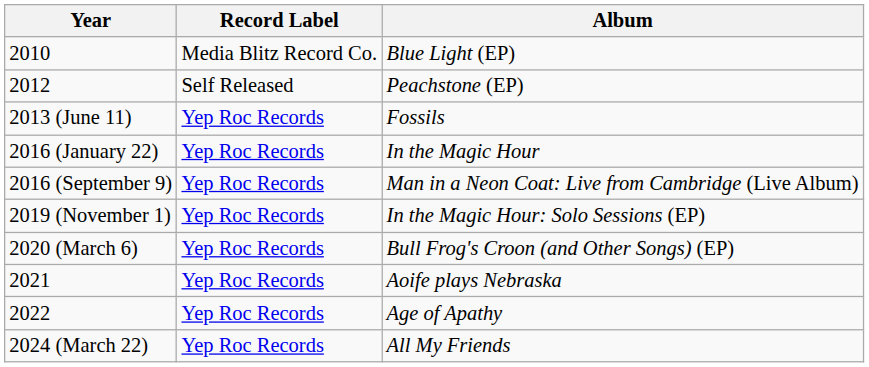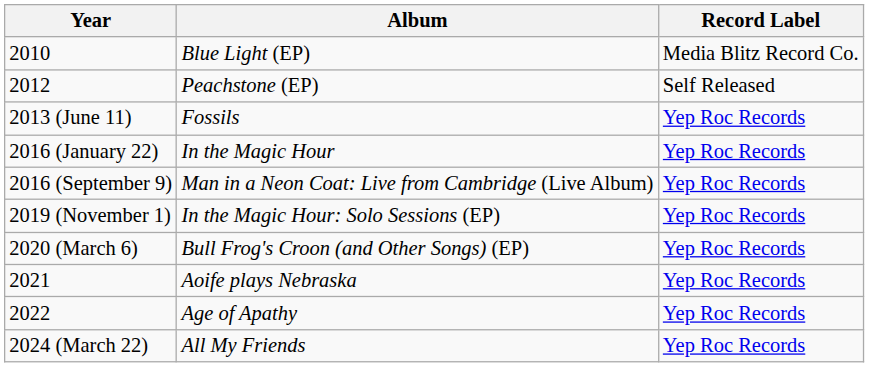columns swapped: (623, 20) <-> (279, 20)
